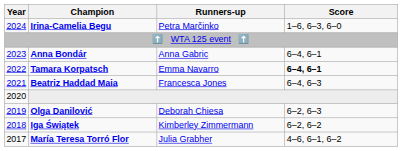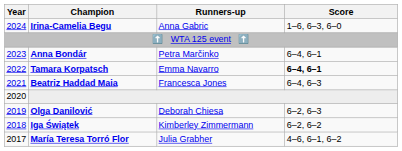(189, 26) Petra Marčinko -> (183, 26) Anna Gabric
(183, 55) Anna Gabric -> (189, 55) Petra Marčinko
